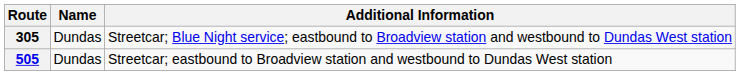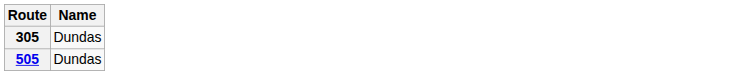- column: (420, 15)
